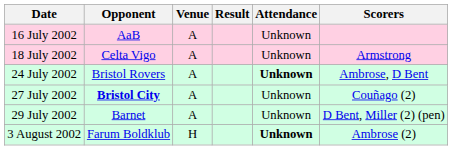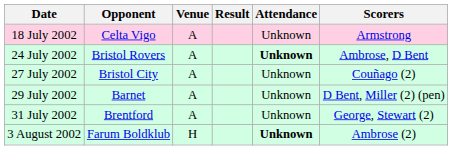- row: (44, 34)
(128, 94) bold -> (128, 74) normal
+ row: (44, 114)
